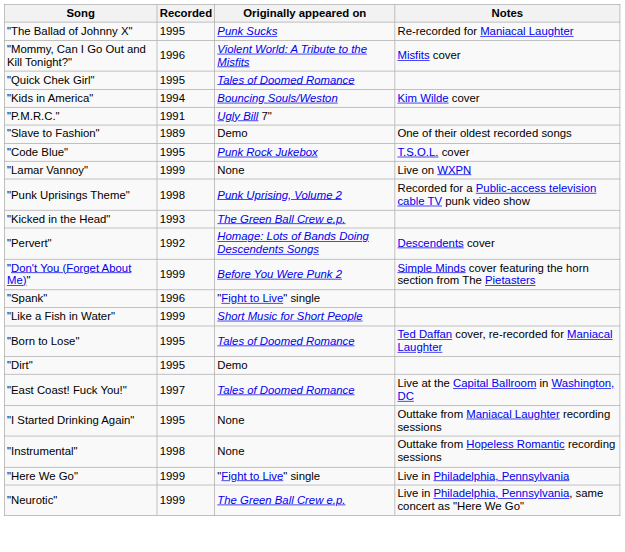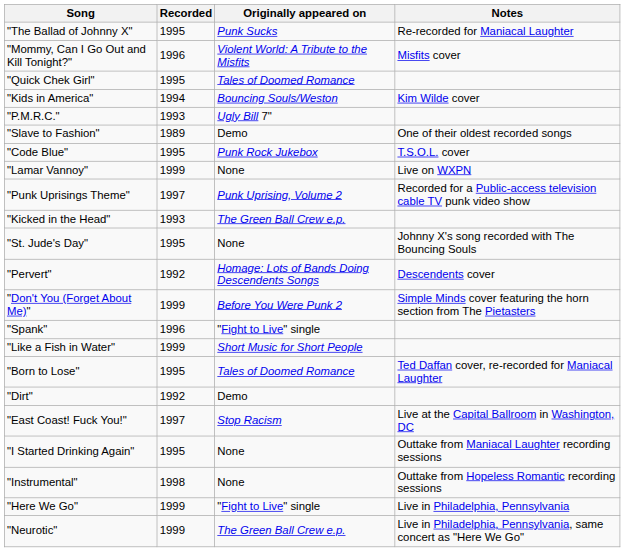(172, 116) 1991 -> (172, 116) 1993
(172, 194) 1998 -> (172, 194) 1997
+ row: (47, 243)
(172, 365) 1995 -> (172, 396) 1992
(286, 390) Tales of Doomed Romance -> (250, 420) Stop Racism
